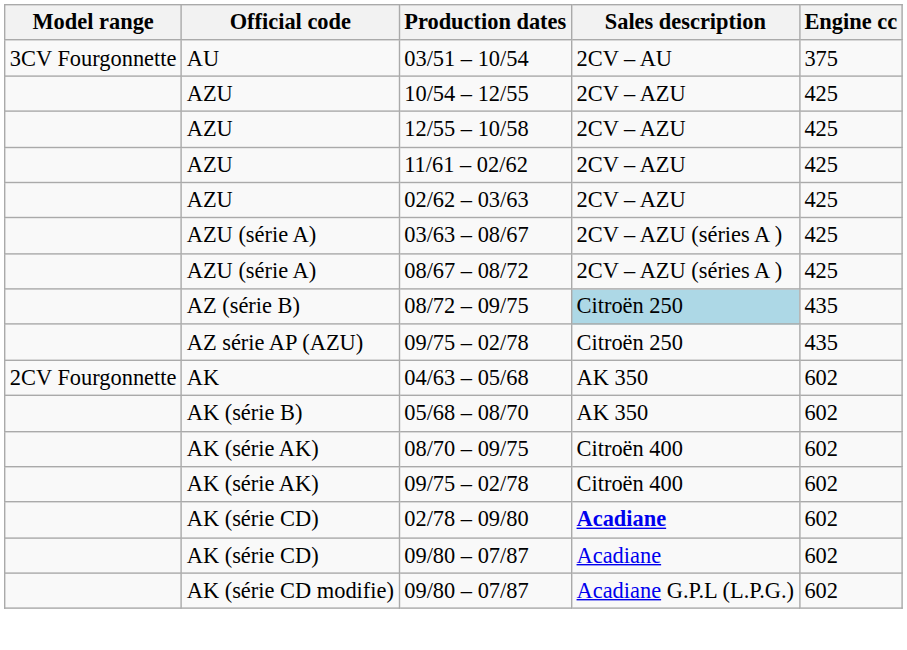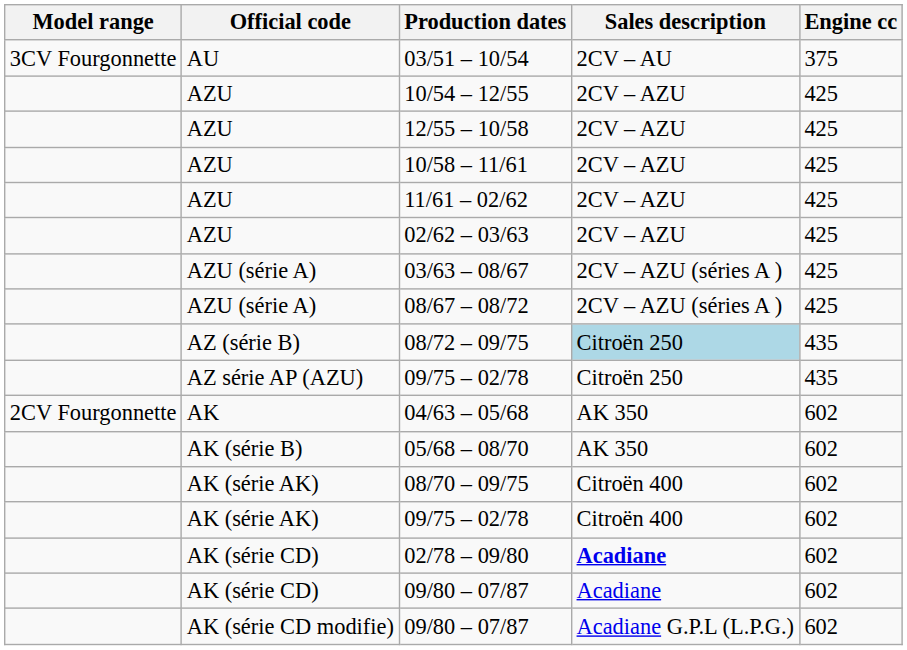+ row: (210, 164)
